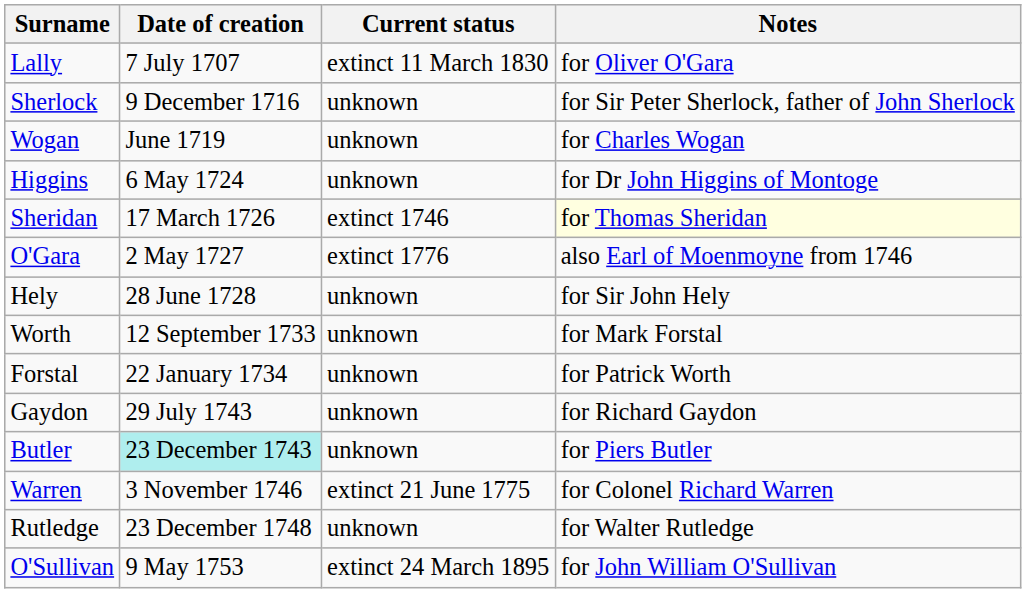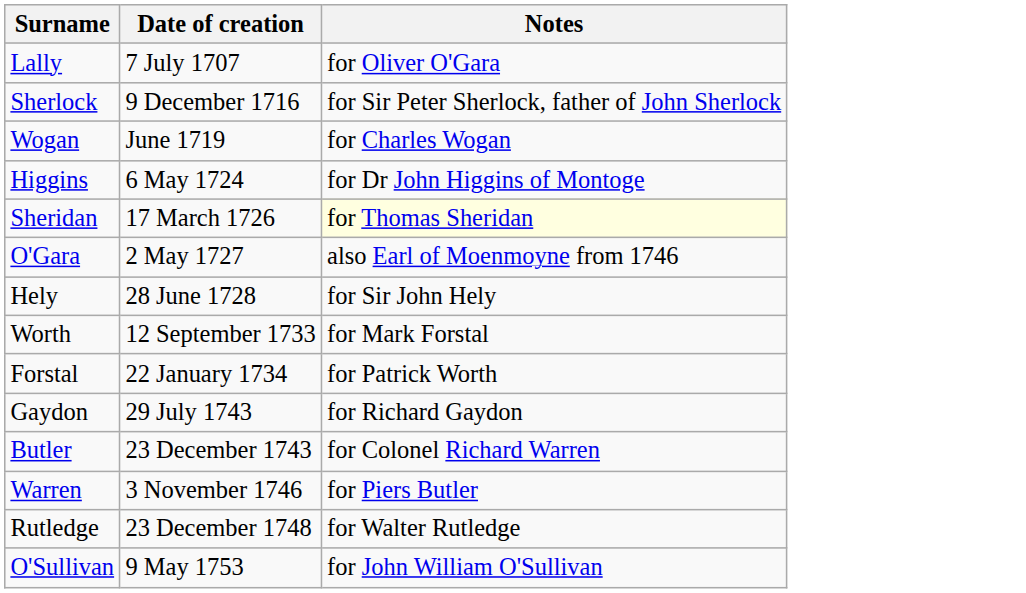- column: (438, 23)
(219, 450) paleturquoise background -> (219, 450) no background
(636, 450) for Piers Butler -> (464, 450) for Colonel Richard Warren
(697, 489) for Colonel Richard Warren -> (403, 489) for Piers Butler
